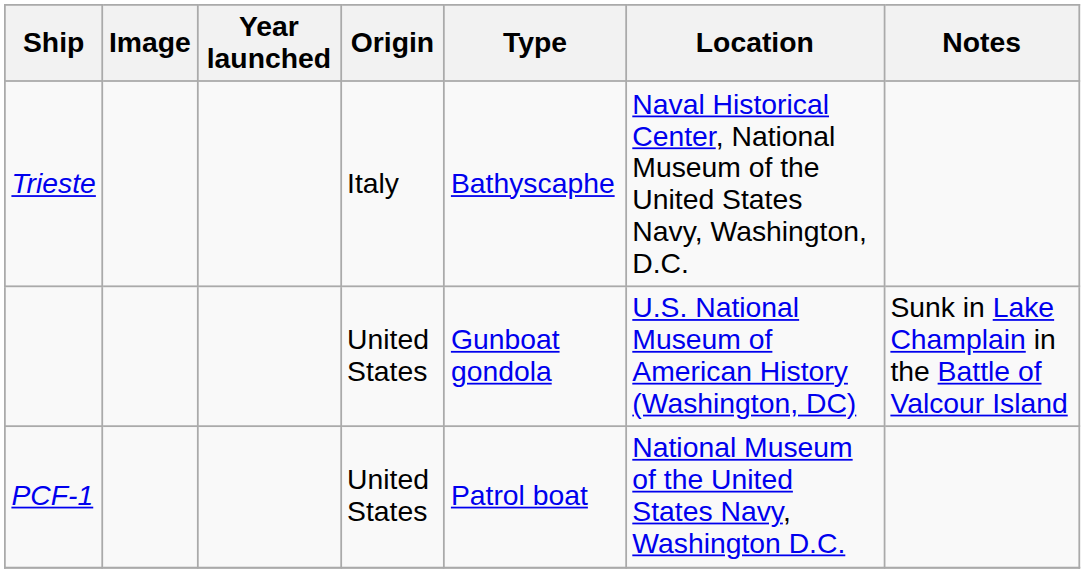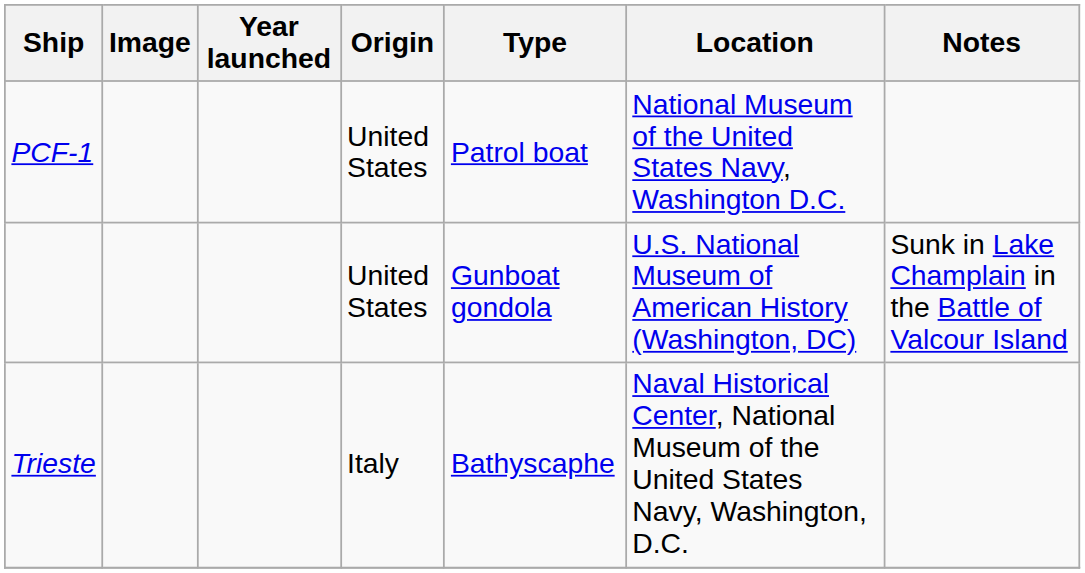rows swapped: (52, 496) <-> (54, 183)
